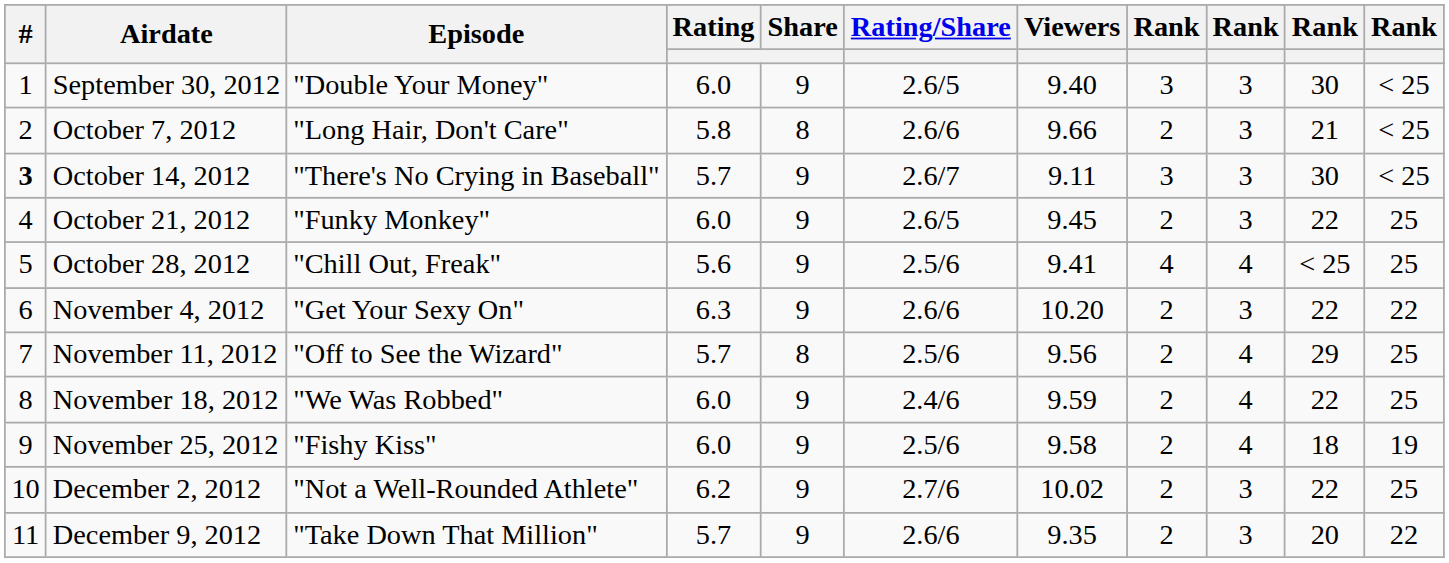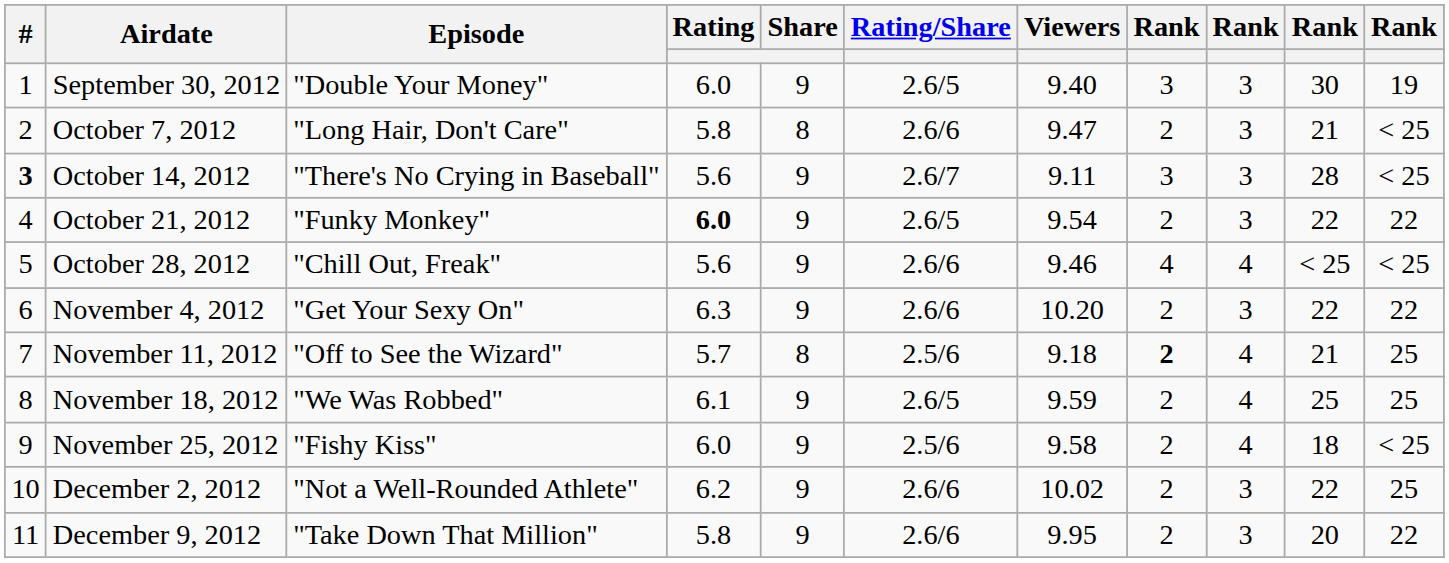(1404, 84) < 25 -> (1404, 84) 19
(1072, 129) 9.66 -> (1072, 129) 9.47
(714, 174) 5.7 -> (714, 174) 5.6
(1325, 174) 30 -> (1325, 174) 28
(714, 219) normal -> (714, 219) bold
(1072, 219) 9.45 -> (1072, 219) 9.54
(1404, 219) 25 -> (1404, 219) 22
(931, 264) 2.5/6 -> (931, 264) 2.6/6
(1072, 264) 9.41 -> (1072, 264) 9.46
(1404, 264) 25 -> (1404, 264) < 25
(1072, 354) 9.56 -> (1072, 354) 9.18
(1166, 354) normal -> (1166, 354) bold
(1325, 354) 29 -> (1325, 354) 21
(714, 399) 6.0 -> (714, 399) 6.1
(931, 399) 2.4/6 -> (931, 399) 2.6/5
(1325, 399) 22 -> (1325, 399) 25
(1404, 444) 19 -> (1404, 444) < 25
(931, 489) 2.7/6 -> (931, 489) 2.6/6
(714, 534) 5.7 -> (714, 534) 5.8
(1072, 534) 9.35 -> (1072, 534) 9.95
